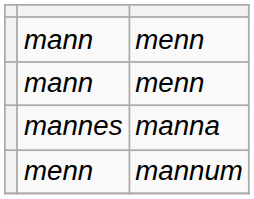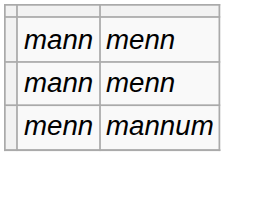- row: (73, 127)
